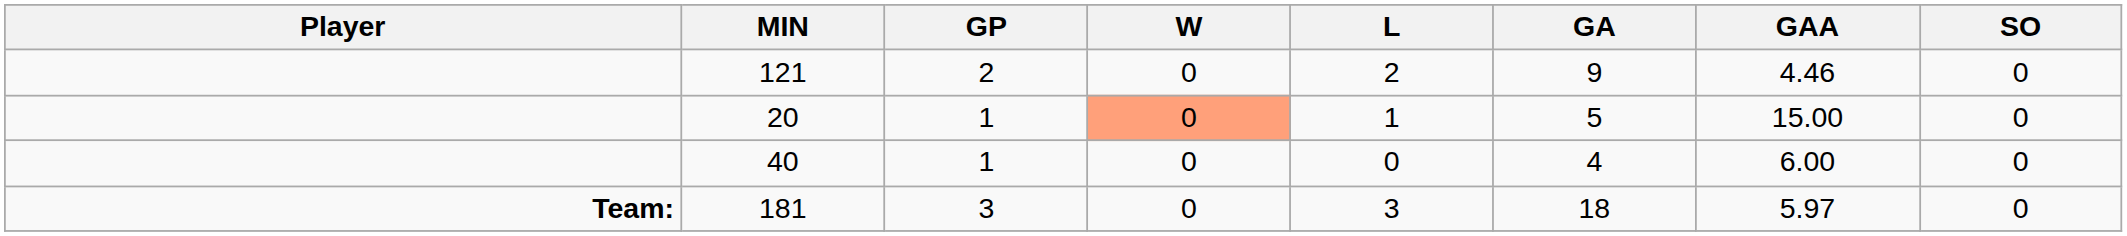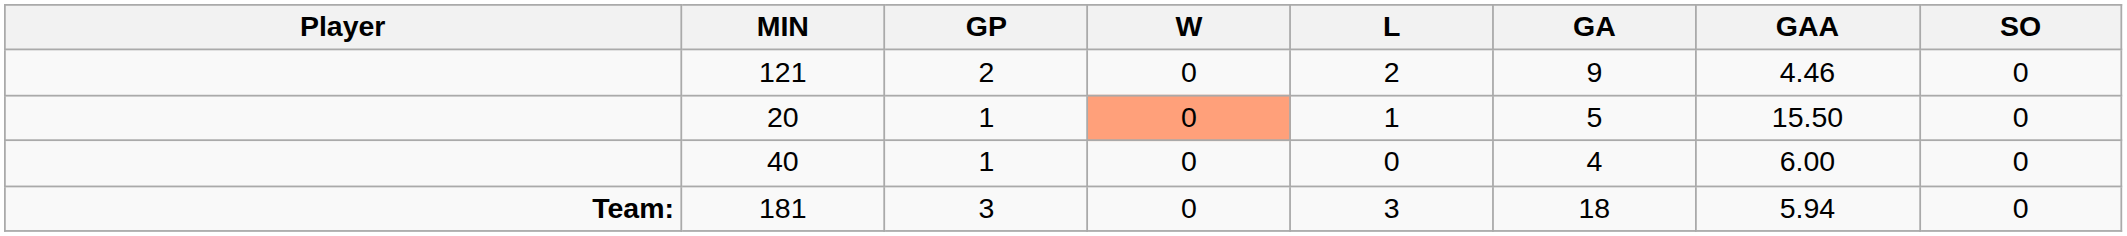(1807, 117) 15.00 -> (1807, 117) 15.50
(1807, 207) 5.97 -> (1807, 207) 5.94
